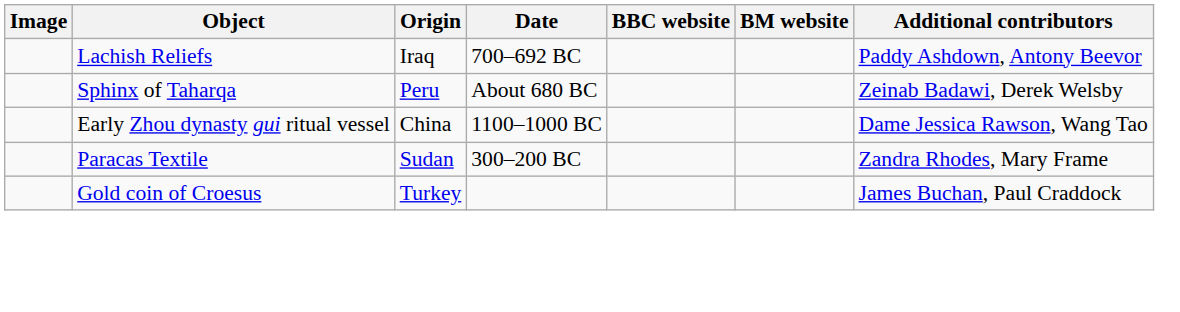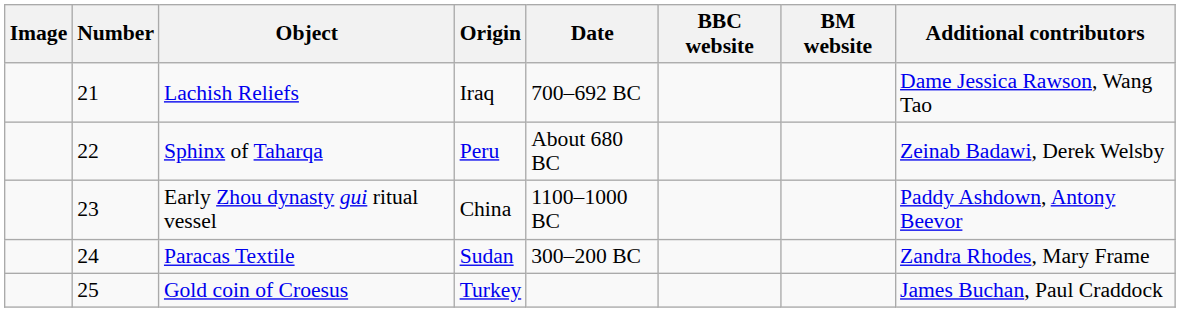+ column: (116, 33)
(1000, 55) Paddy Ashdown, Antony Beevor -> (1026, 92) Dame Jessica Rawson, Wang Tao
(1003, 124) Dame Jessica Rawson, Wang Tao -> (1008, 209) Paddy Ashdown, Antony Beevor
